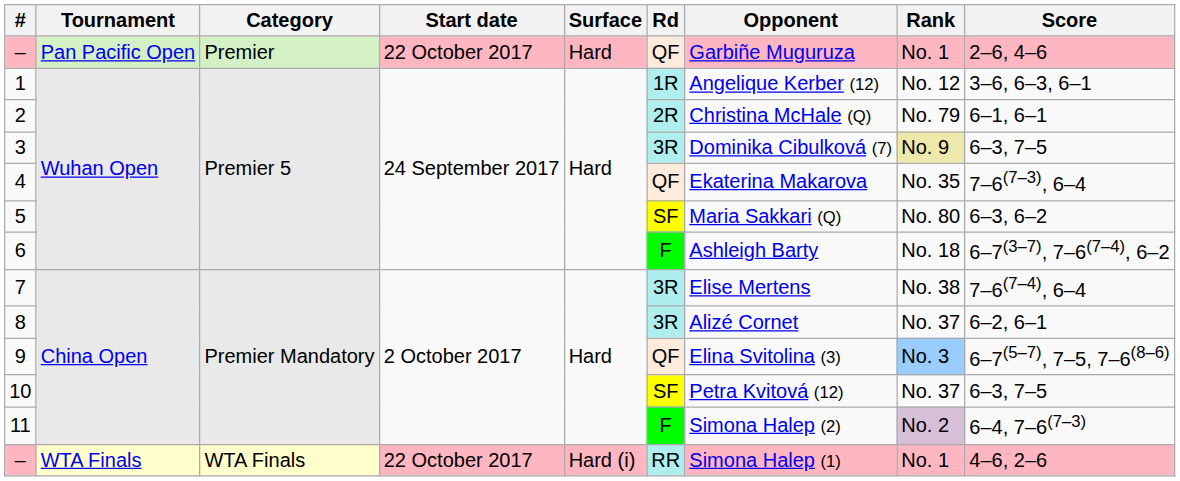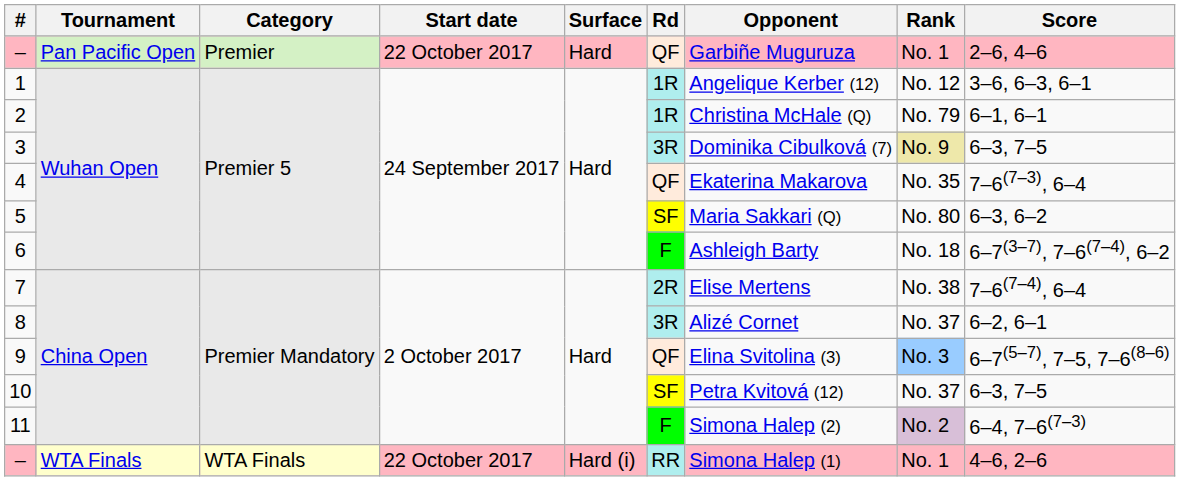(666, 115) 2R -> (666, 115) 1R
(666, 287) 3R -> (666, 287) 2R
